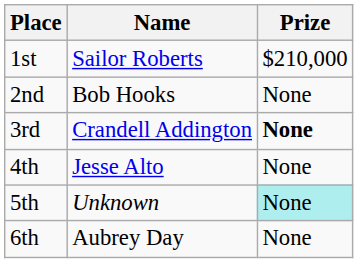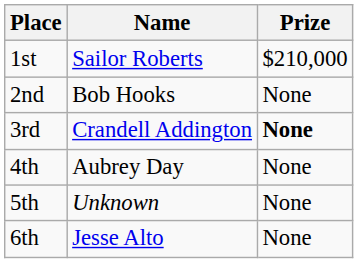(118, 166) Jesse Alto -> (128, 166) Aubrey Day
(287, 202) paleturquoise background -> (287, 202) no background
(128, 238) Aubrey Day -> (118, 238) Jesse Alto
